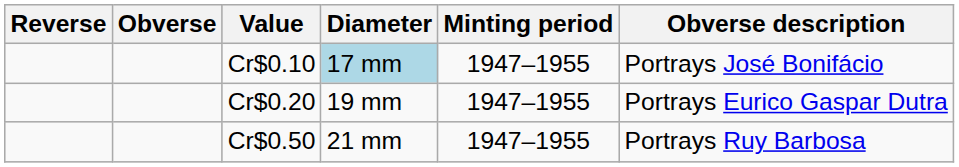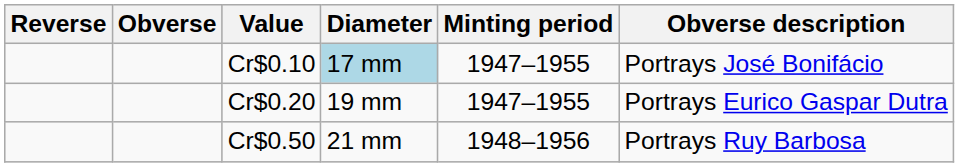(528, 141) 1947–1955 -> (528, 141) 1948–1956
